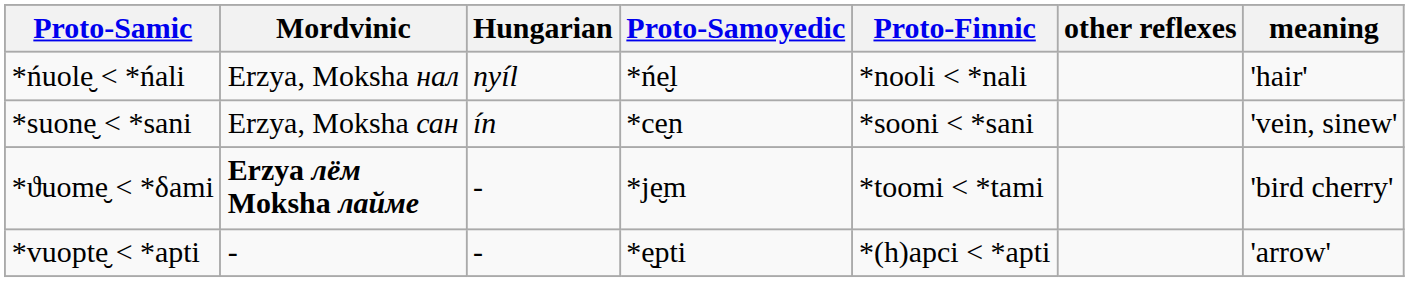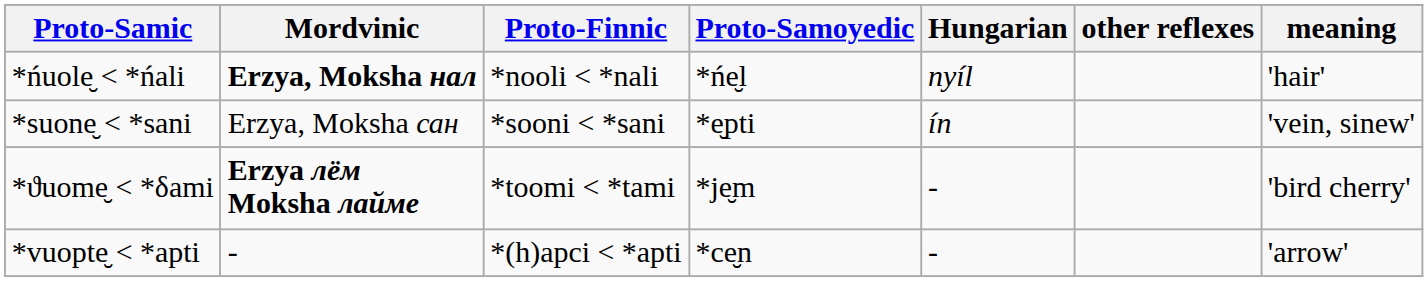columns swapped: (955, 28) <-> (543, 28)
(343, 75) normal -> (352, 75) bold
(655, 123) *ce̮n -> (725, 123) *e̮pti
(656, 251) *e̮pti -> (724, 251) *ce̮n
